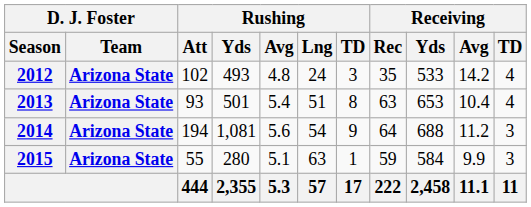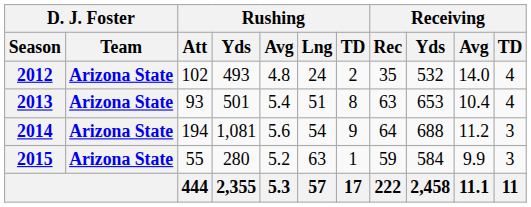(353, 74) 3 -> (353, 74) 2
(430, 74) 533 -> (430, 74) 532
(474, 74) 14.2 -> (474, 74) 14.0
(279, 159) 5.1 -> (279, 159) 5.2
